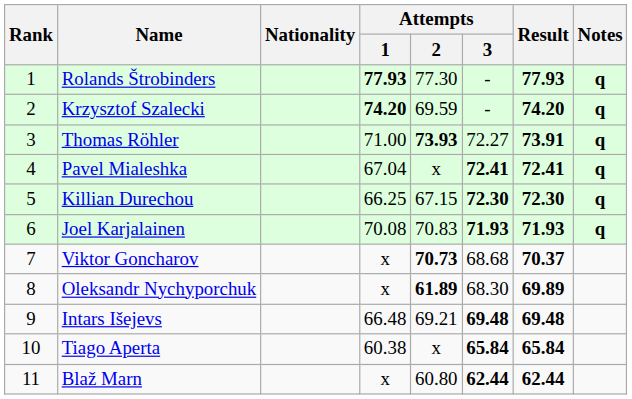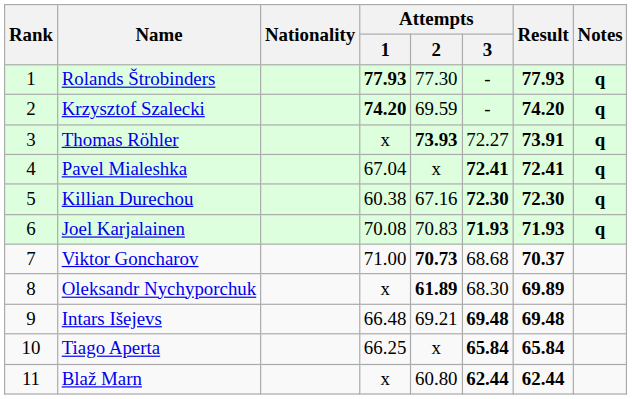(385, 139) 71.00 -> (385, 139) x
(385, 199) 66.25 -> (385, 199) 60.38
(436, 199) 67.15 -> (436, 199) 67.16
(385, 259) x -> (385, 259) 71.00
(385, 348) 60.38 -> (385, 348) 66.25
